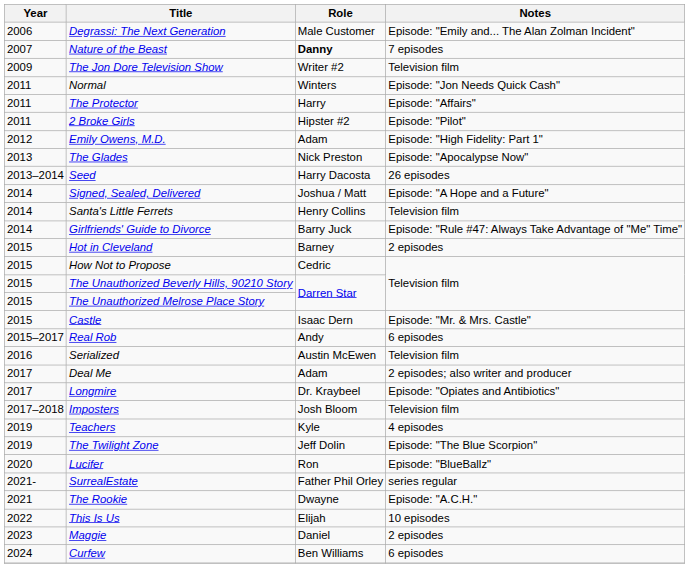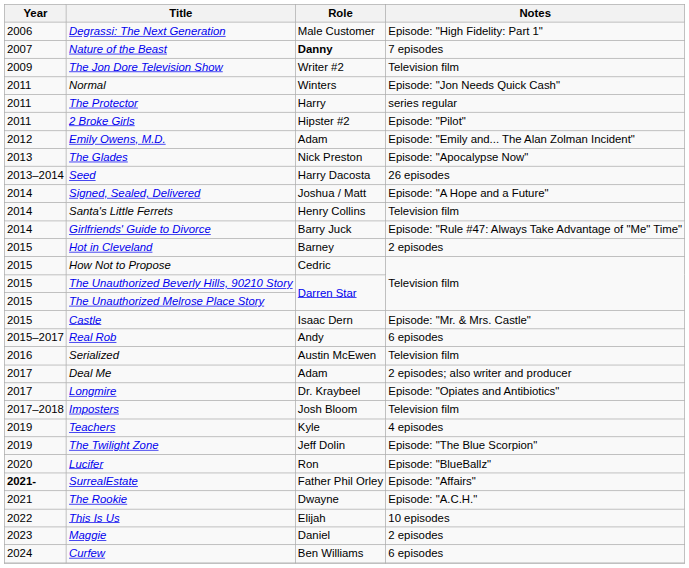(512, 31) Episode: "Emily and... The Alan Zolman Incident" -> (466, 31) Episode: "High Fidelity: Part 1"
(432, 103) Episode: "Affairs" -> (423, 103) series regular
(466, 139) Episode: "High Fidelity: Part 1" -> (512, 139) Episode: "Emily and... The Alan Zolman Incident"
(22, 481) normal -> (22, 481) bold
(423, 481) series regular -> (432, 481) Episode: "Affairs"
